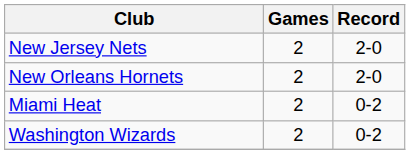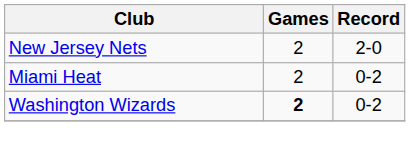- row: (96, 76)
(298, 134) normal -> (298, 105) bold
